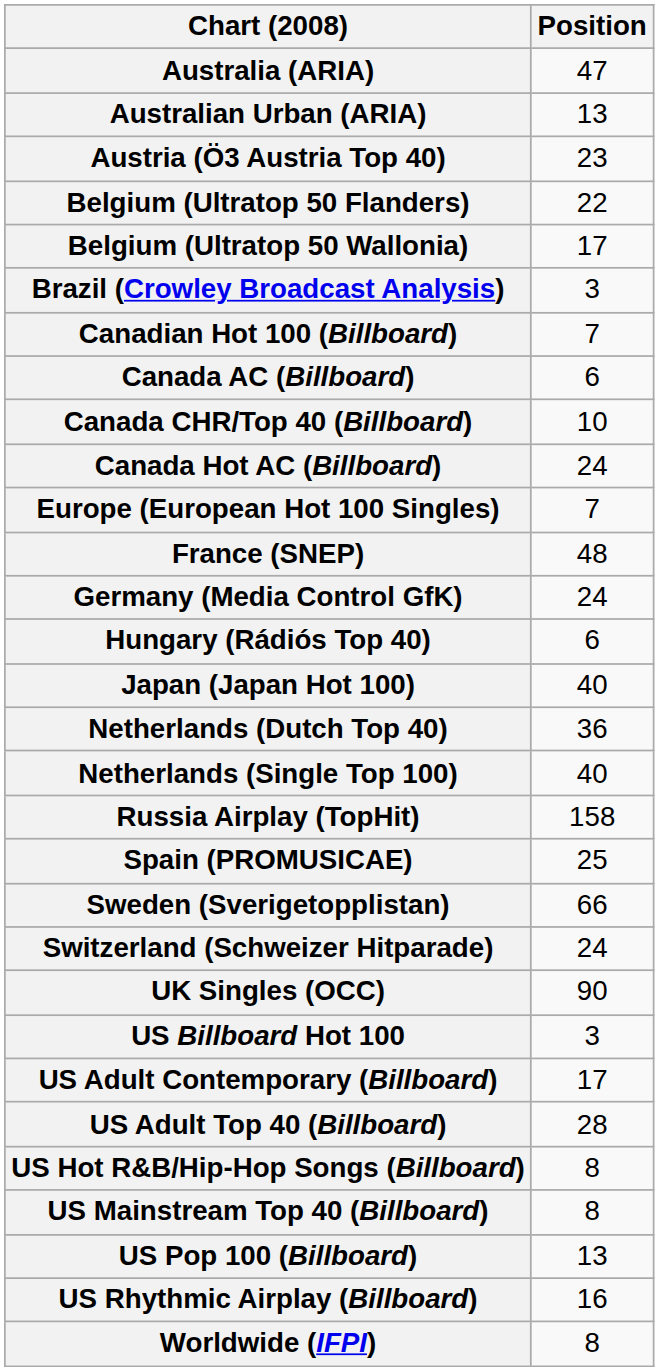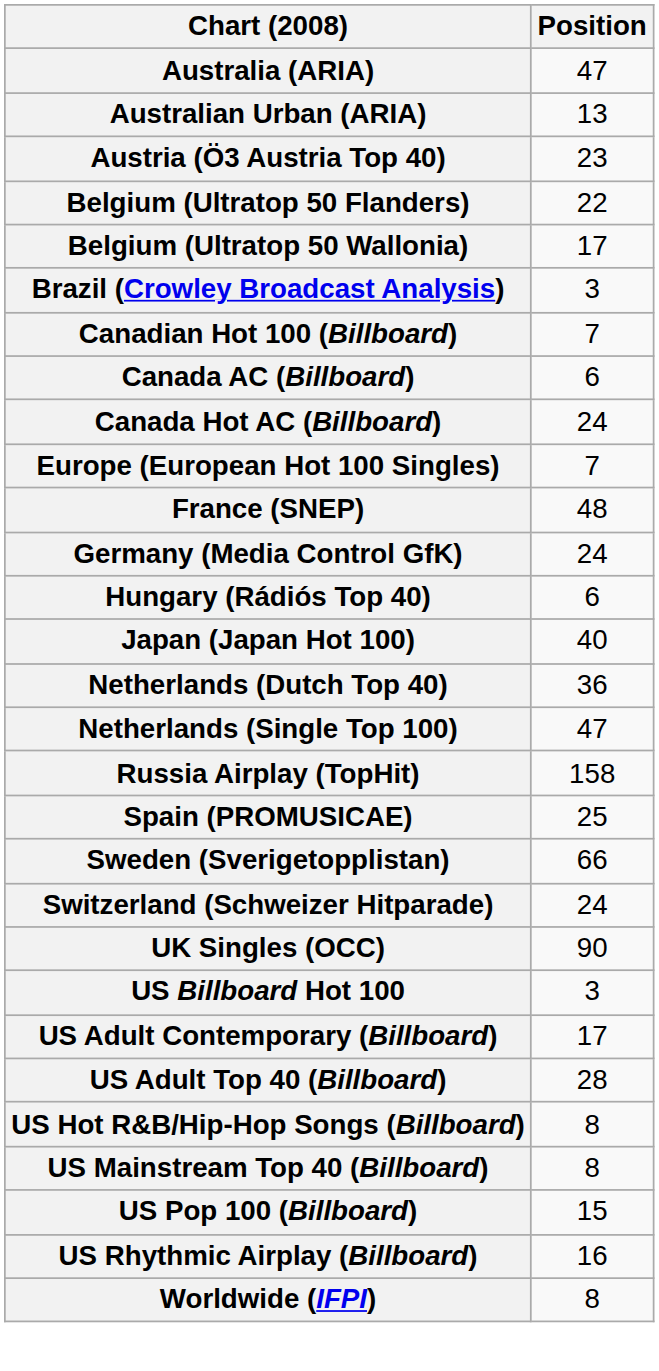- row: (268, 421)
(592, 772) 40 -> (592, 728) 47
(592, 1255) 13 -> (592, 1211) 15
